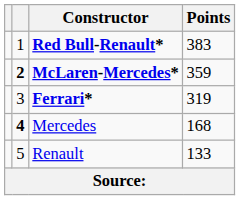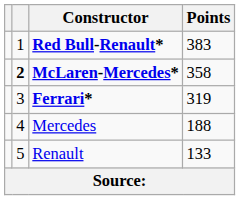(199, 71) 359 -> (199, 71) 358
(20, 126) bold -> (20, 126) normal
(199, 126) 168 -> (199, 126) 188
